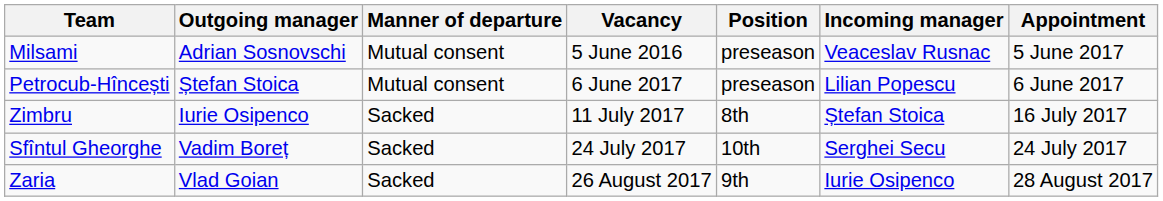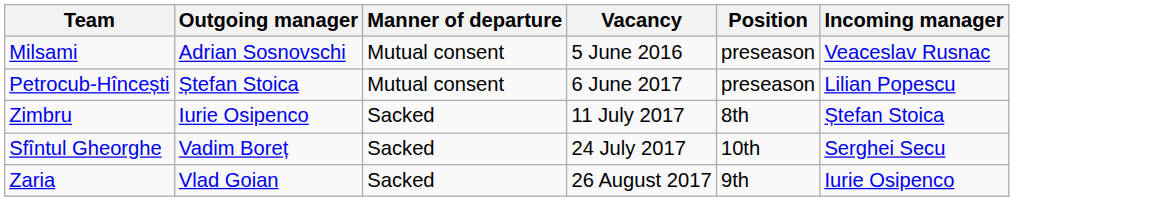- column: (1083, 20)
